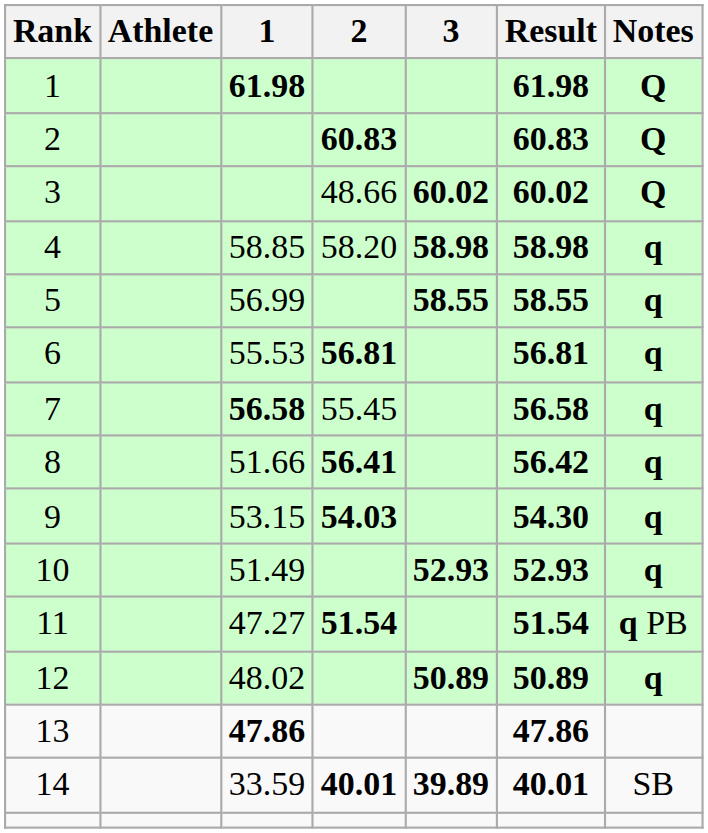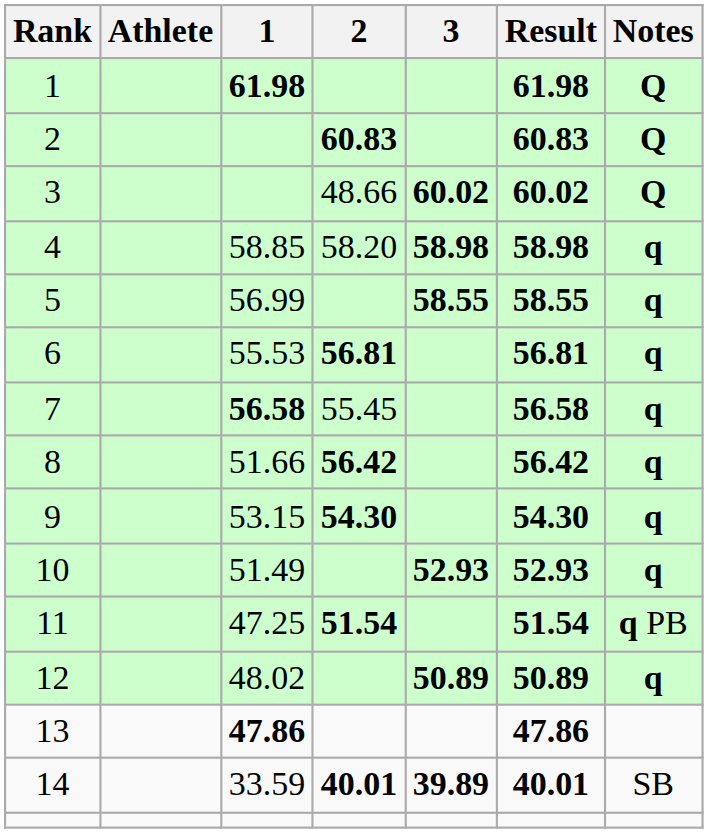(359, 461) 56.41 -> (359, 461) 56.42
(359, 515) 54.03 -> (359, 515) 54.30
(267, 623) 47.27 -> (267, 623) 47.25
